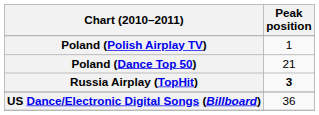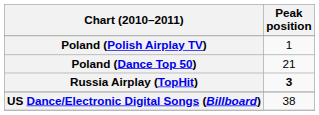(289, 100) 36 -> (289, 100) 38
